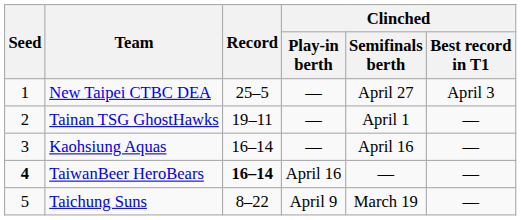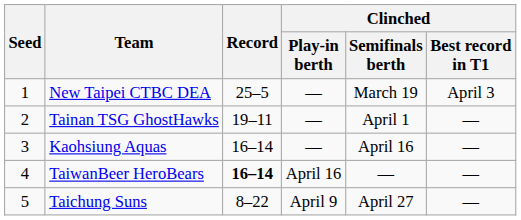(386, 92) April 27 -> (386, 92) March 19
(25, 174) bold -> (25, 174) normal
(386, 201) March 19 -> (386, 201) April 27
